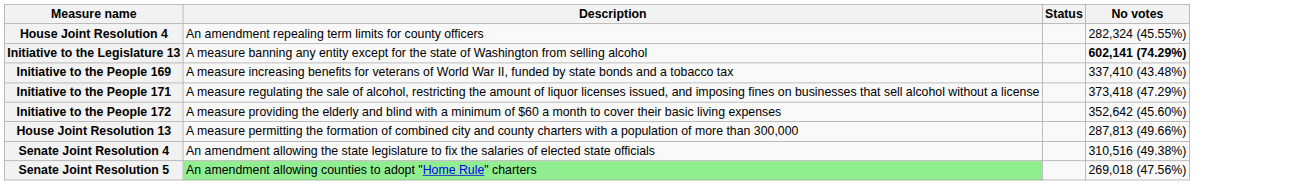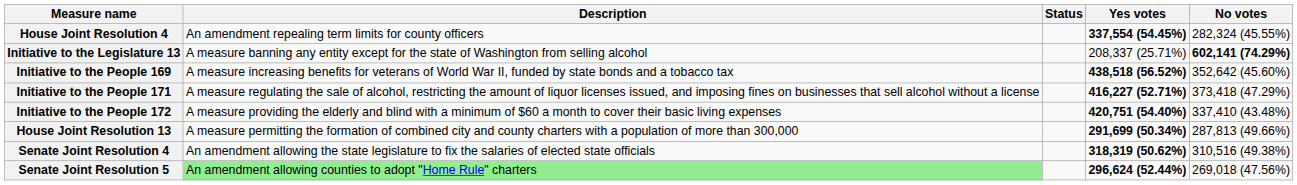+ column: (1137, 14)
(1137, 72) 337,410 (43.48%) -> (1241, 72) 352,642 (45.60%)
(1137, 111) 352,642 (45.60%) -> (1241, 111) 337,410 (43.48%)
